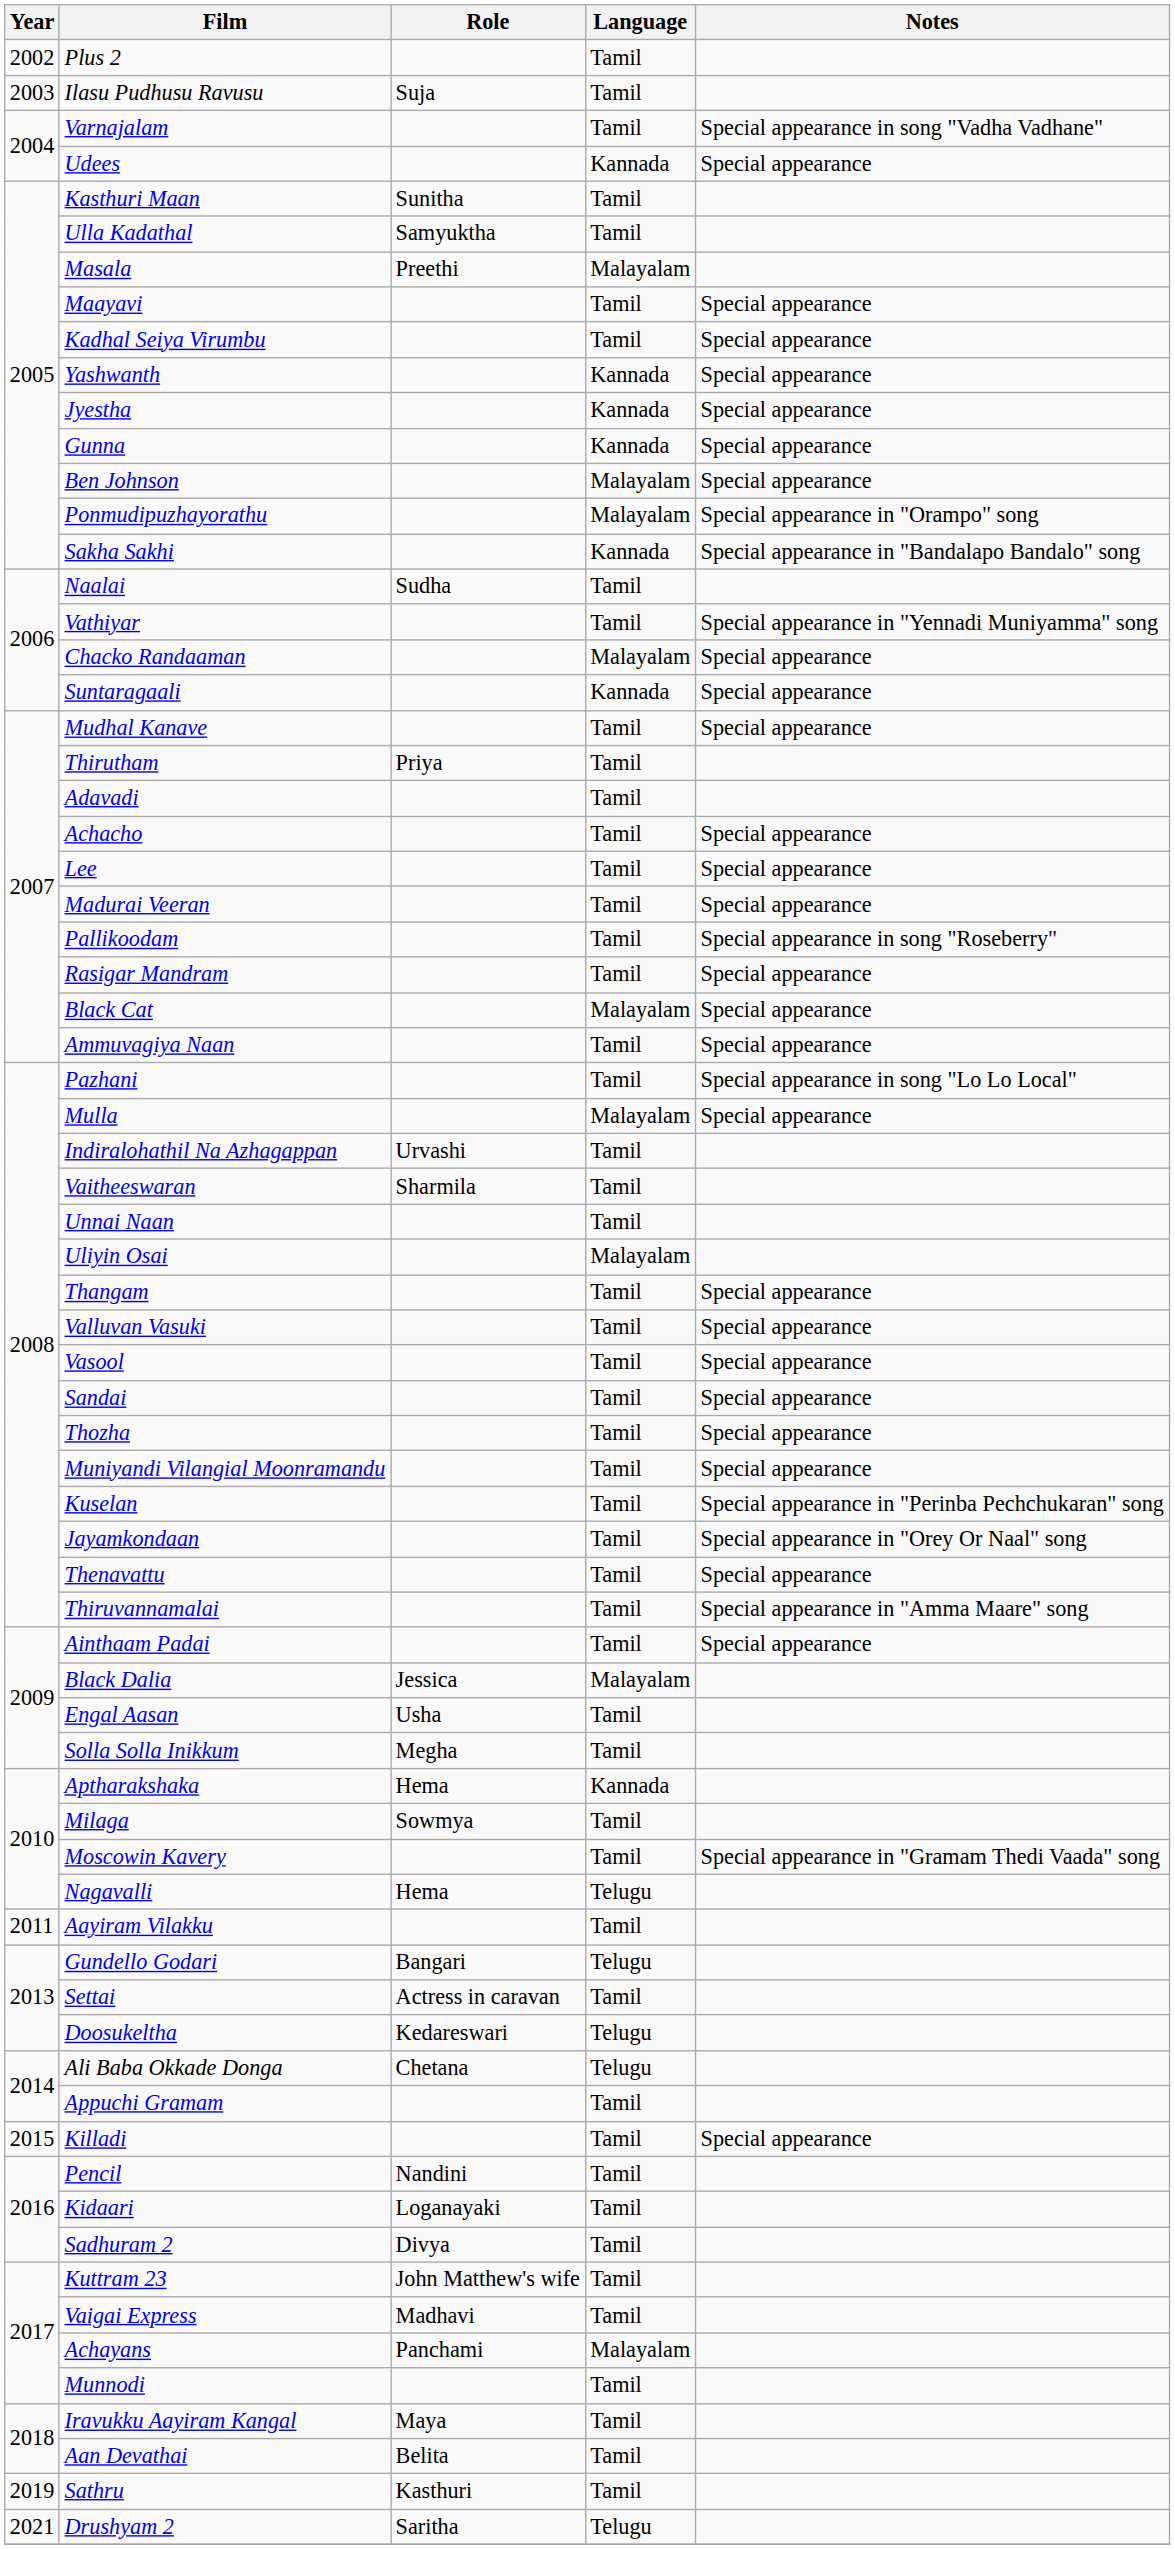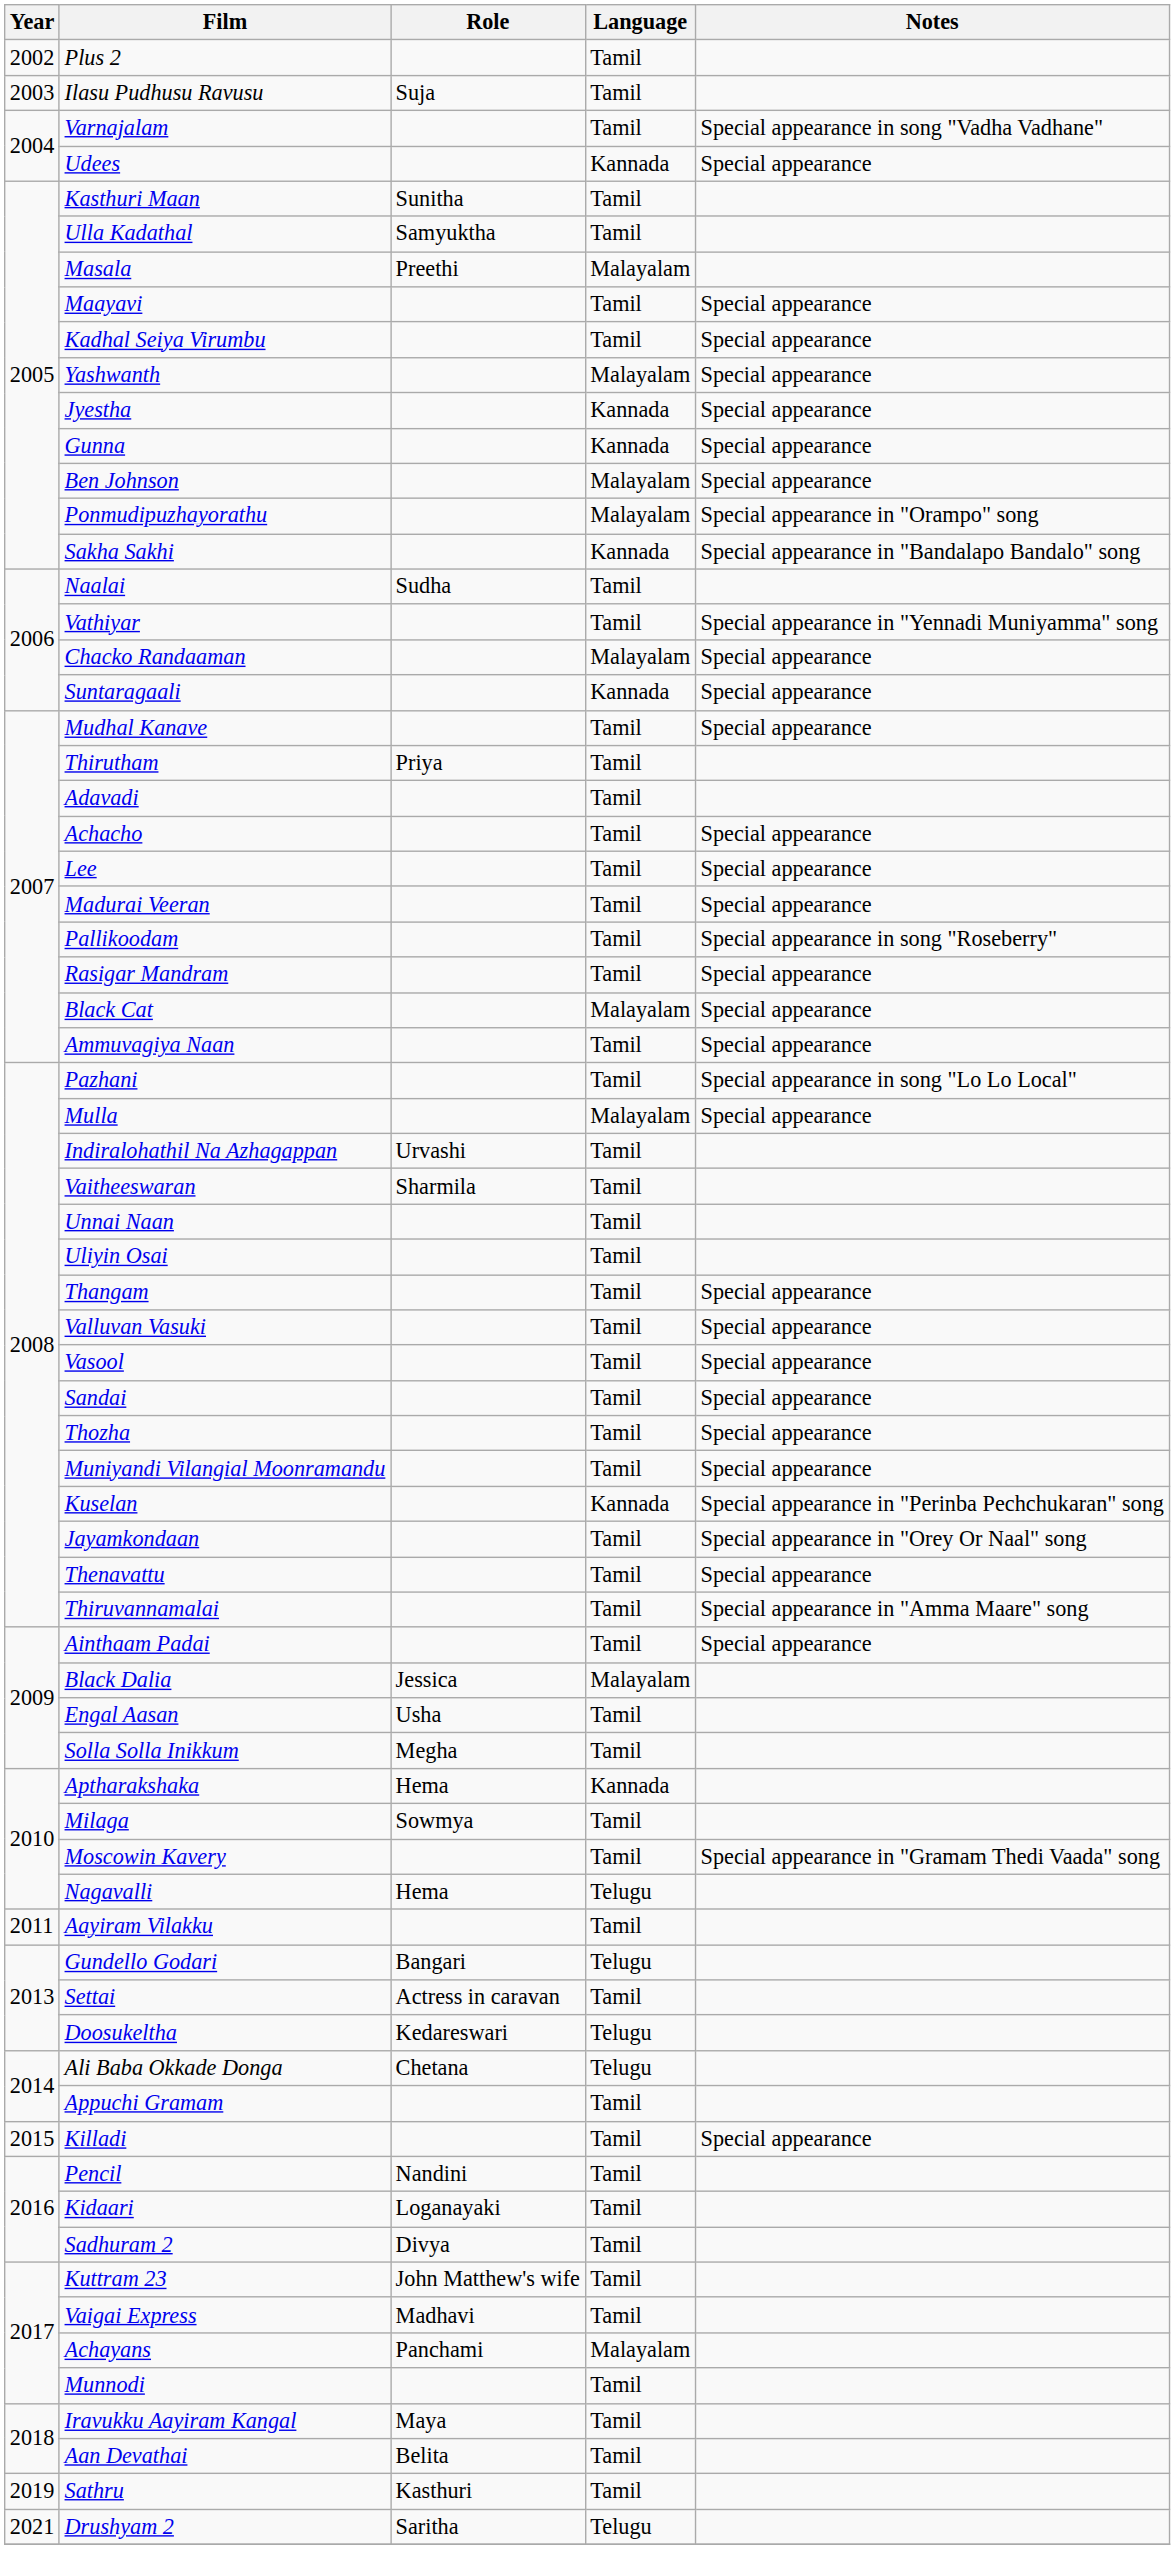(630, 374) Kannada -> (640, 374) Malayalam
(640, 1256) Malayalam -> (616, 1256) Tamil
(616, 1503) Tamil -> (630, 1503) Kannada
